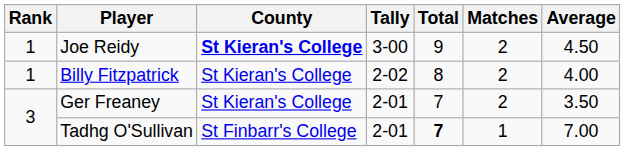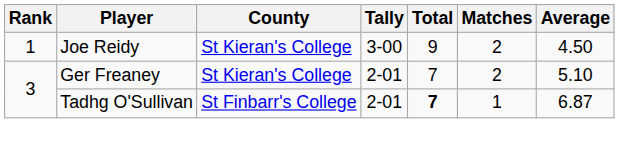(282, 46) bold -> (276, 46) normal
- row: (119, 74)
(581, 103) 3.50 -> (575, 74) 5.10
(581, 131) 7.00 -> (575, 103) 6.87
